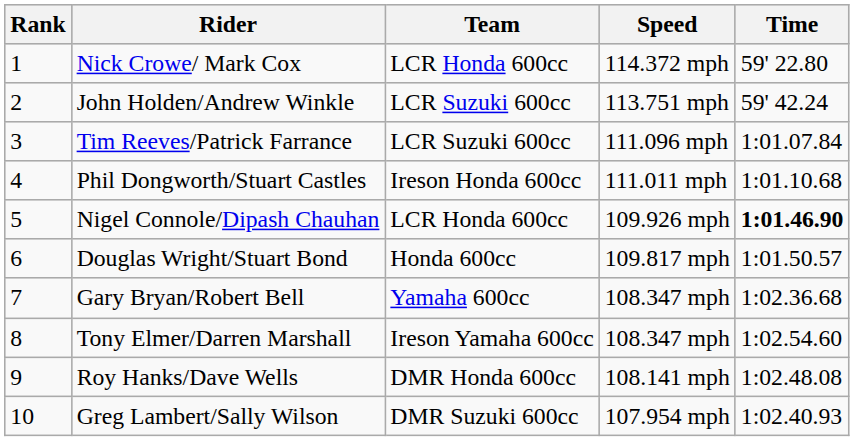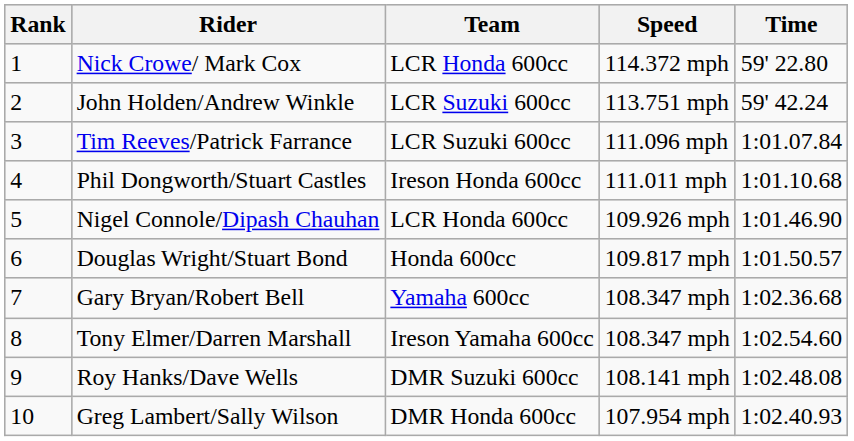(792, 219) bold -> (791, 219) normal
(483, 376) DMR Honda 600cc -> (484, 376) DMR Suzuki 600cc
(484, 415) DMR Suzuki 600cc -> (483, 415) DMR Honda 600cc
